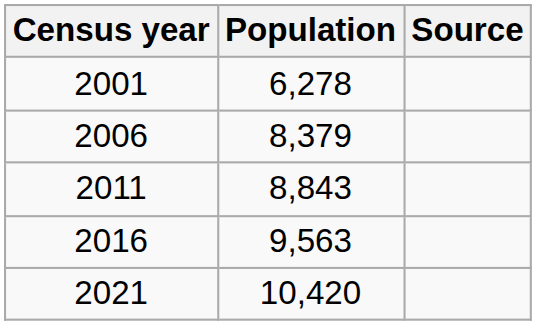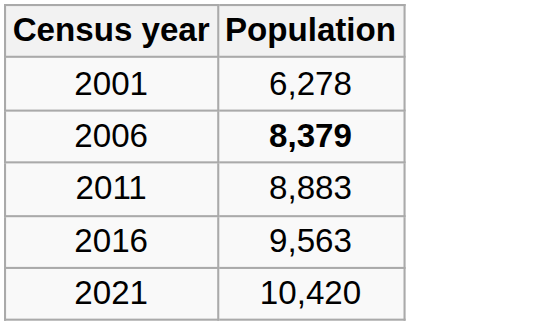- column: (467, 30)
(310, 135) normal -> (310, 135) bold
(310, 188) 8,843 -> (310, 188) 8,883
